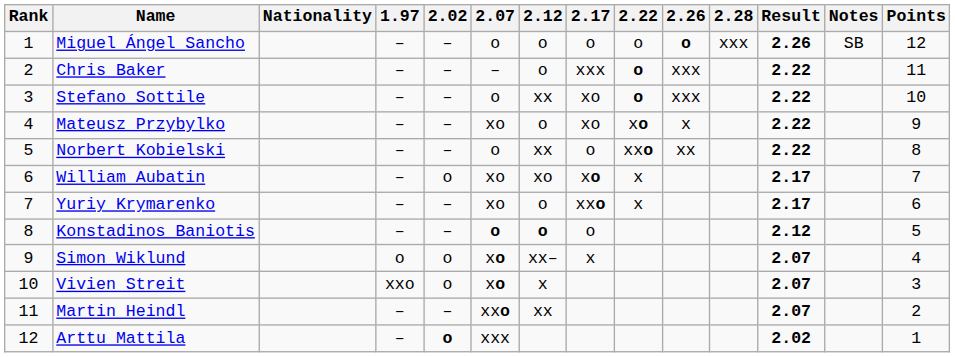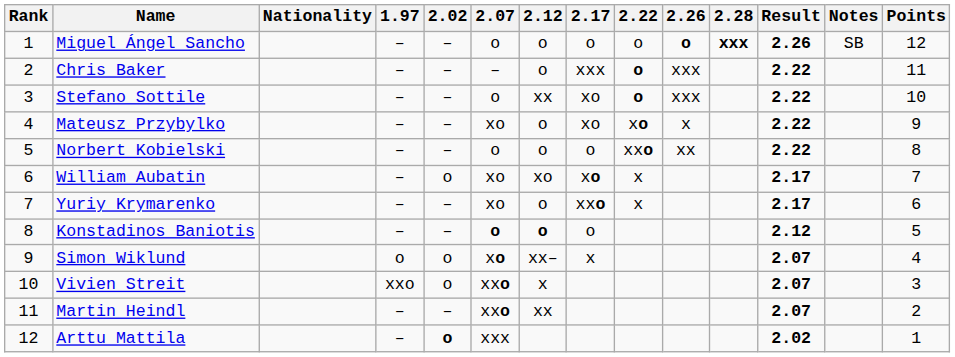(734, 45) normal -> (734, 45) bold
(543, 152) xx -> (543, 152) o
(495, 286) xo -> (495, 286) xxo
